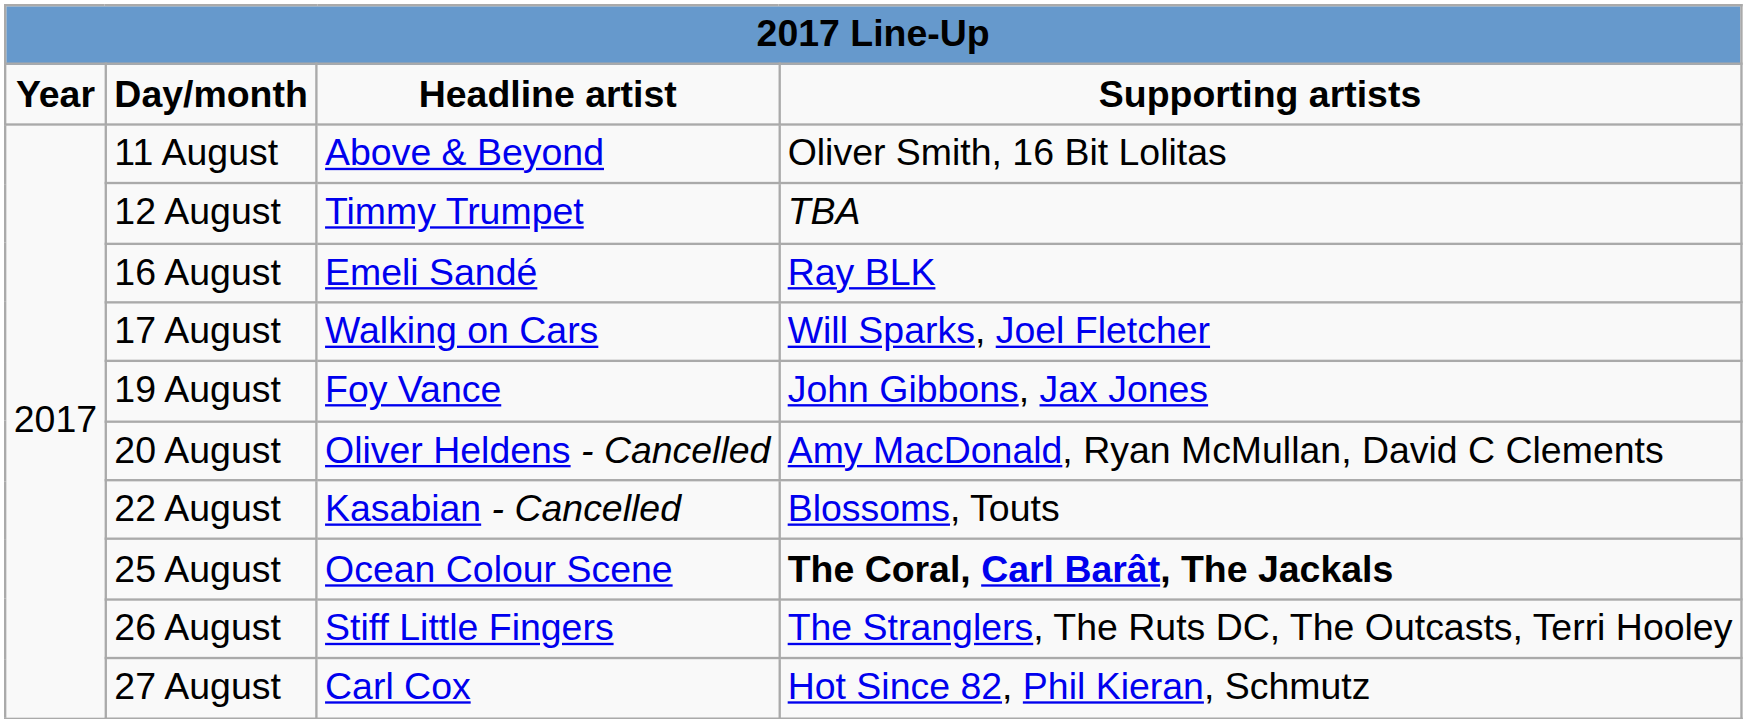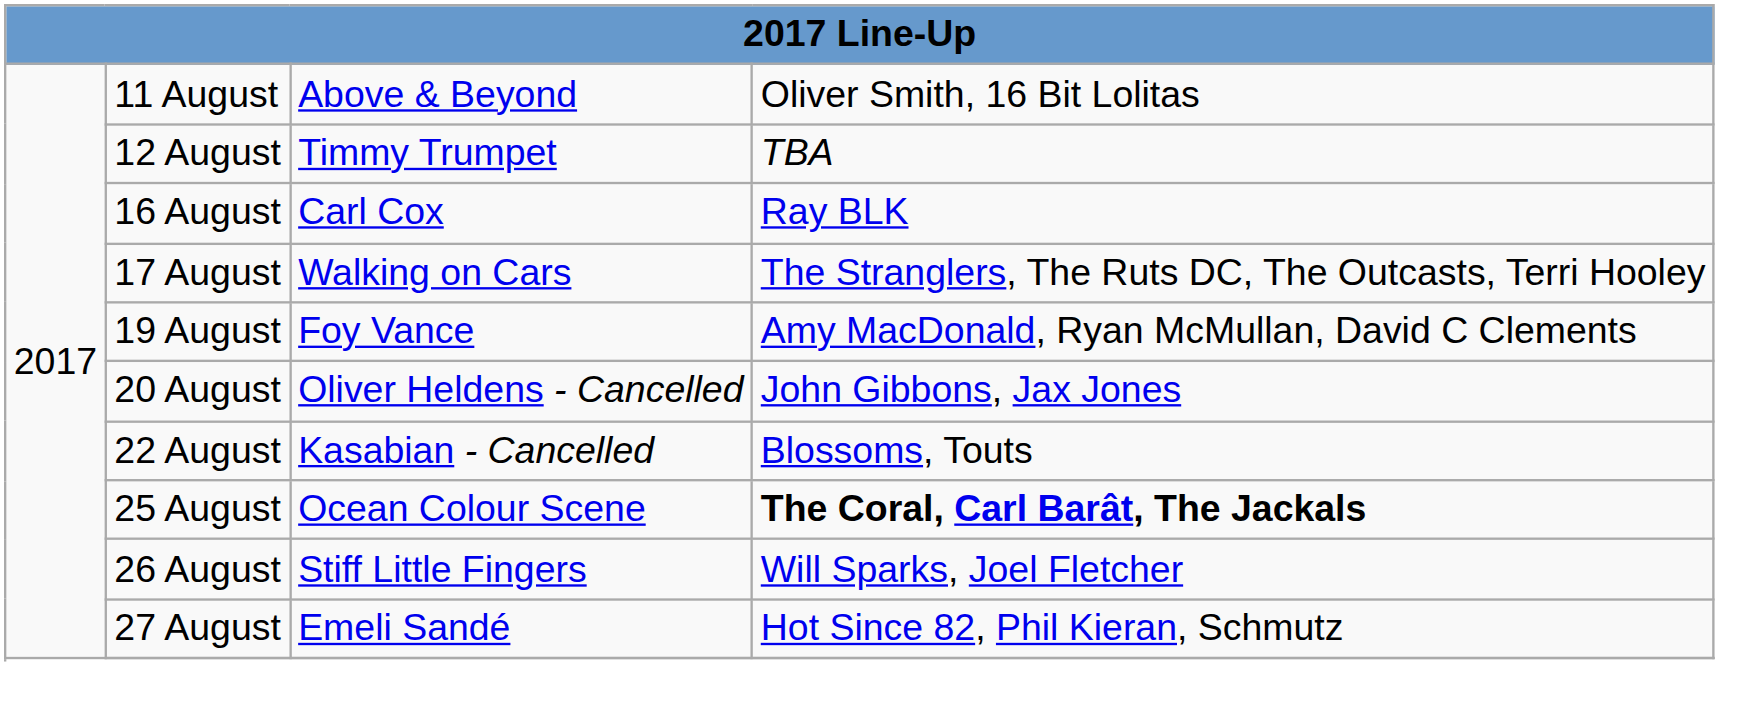- row: (211, 93)
(431, 271) Emeli Sandé -> (371, 212) Carl Cox
(999, 331) Will Sparks, Joel Fletcher -> (1233, 271) The Stranglers, The Ruts DC, The Outcasts, Terri Hooley
(998, 390) John Gibbons, Jax Jones -> (1199, 331) Amy MacDonald, Ryan McMullan, David C Clements
(1226, 449) Amy MacDonald, Ryan McMullan, David C Clements -> (971, 390) John Gibbons, Jax Jones
(1260, 627) The Stranglers, The Ruts DC, The Outcasts, Terri Hooley -> (972, 568) Will Sparks, Joel Fletcher
(398, 687) Carl Cox -> (404, 627) Emeli Sandé
